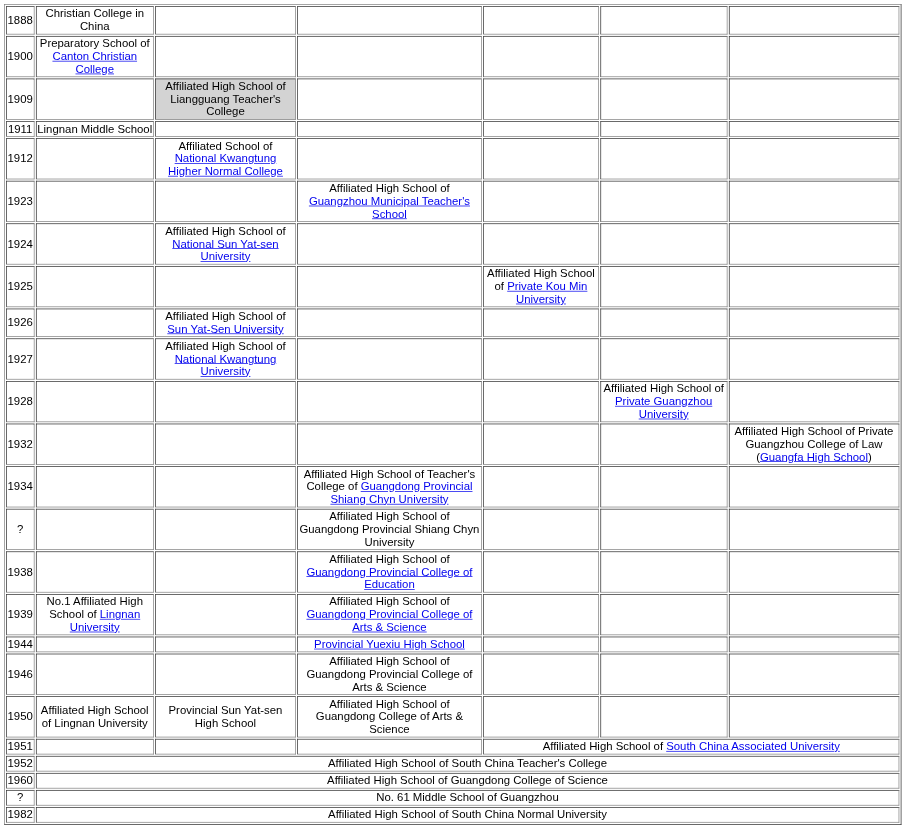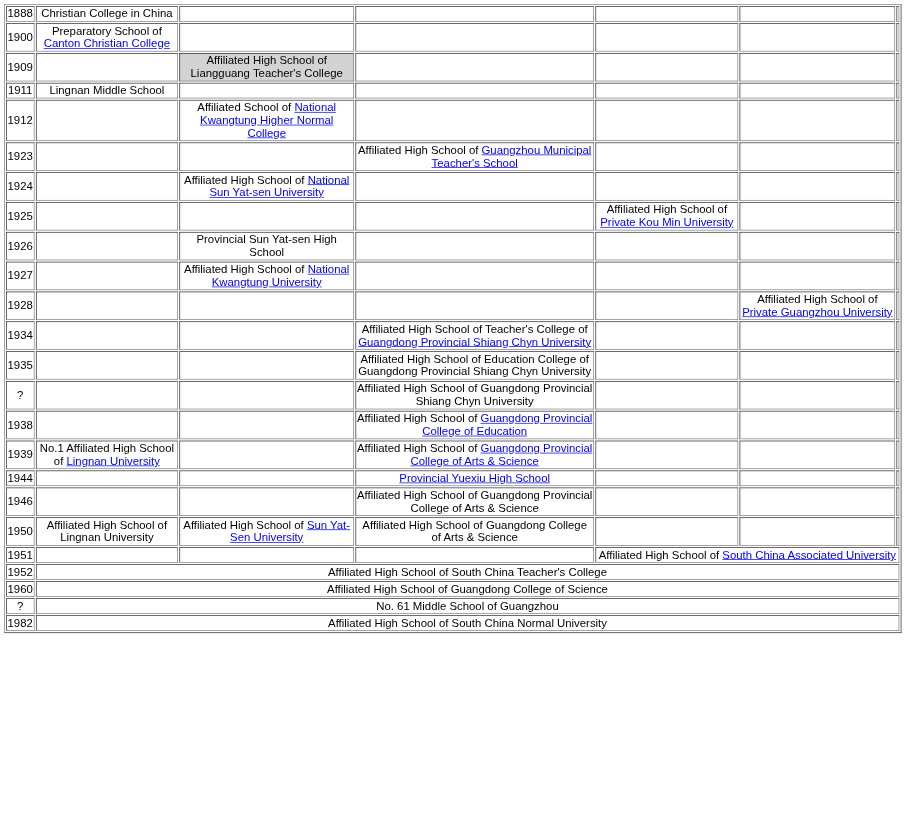(225, 322) Affiliated High School of Sun Yat-Sen University -> (267, 246) Provincial Sun Yat-sen High School
- row: (20, 444)
+ row: (20, 365)
(225, 716) Provincial Sun Yat-sen High School -> (267, 531) Affiliated High School of Sun Yat-Sen University
